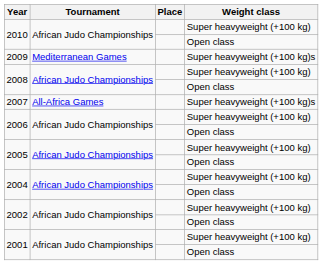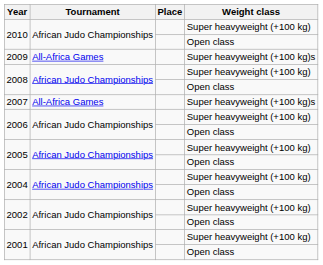(79, 57) Mediterranean Games -> (68, 57) All-Africa Games
